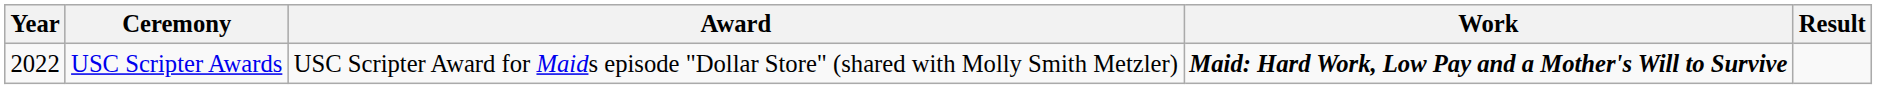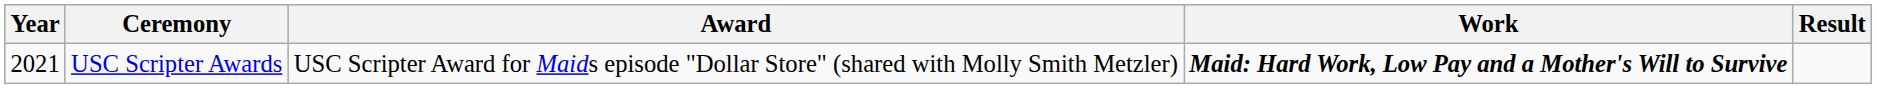(35, 63) 2022 -> (35, 63) 2021
